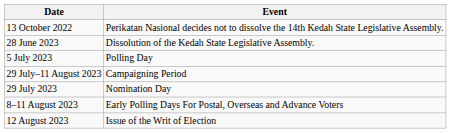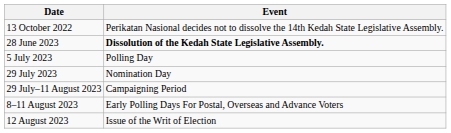(210, 43) normal -> (215, 43) bold
rows swapped: (32, 89) <-> (54, 74)
